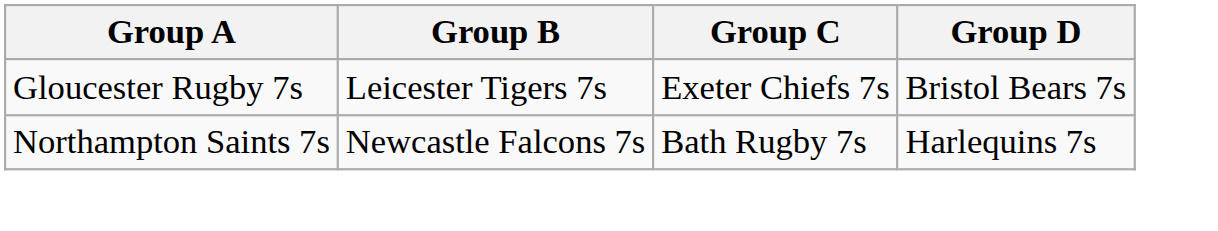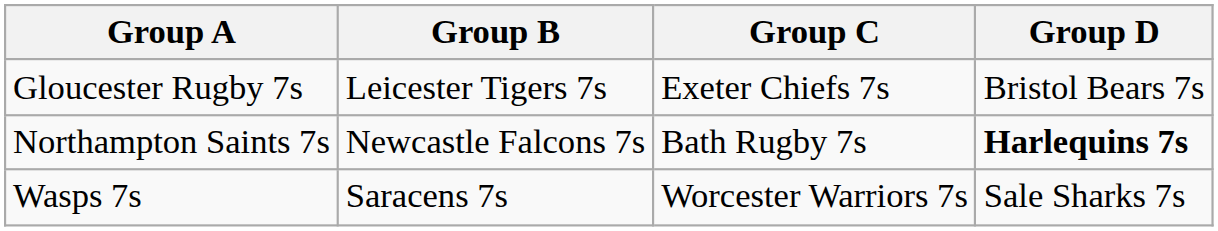(1001, 141) normal -> (1086, 141) bold
+ row: (77, 196)
